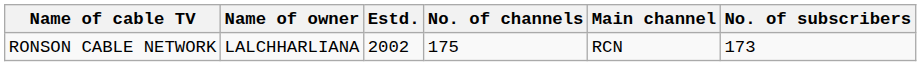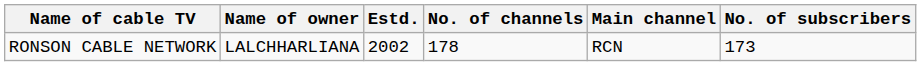(443, 47) 175 -> (443, 47) 178
